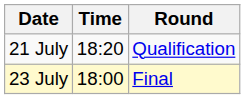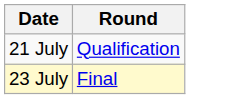- column: (100, 19)
